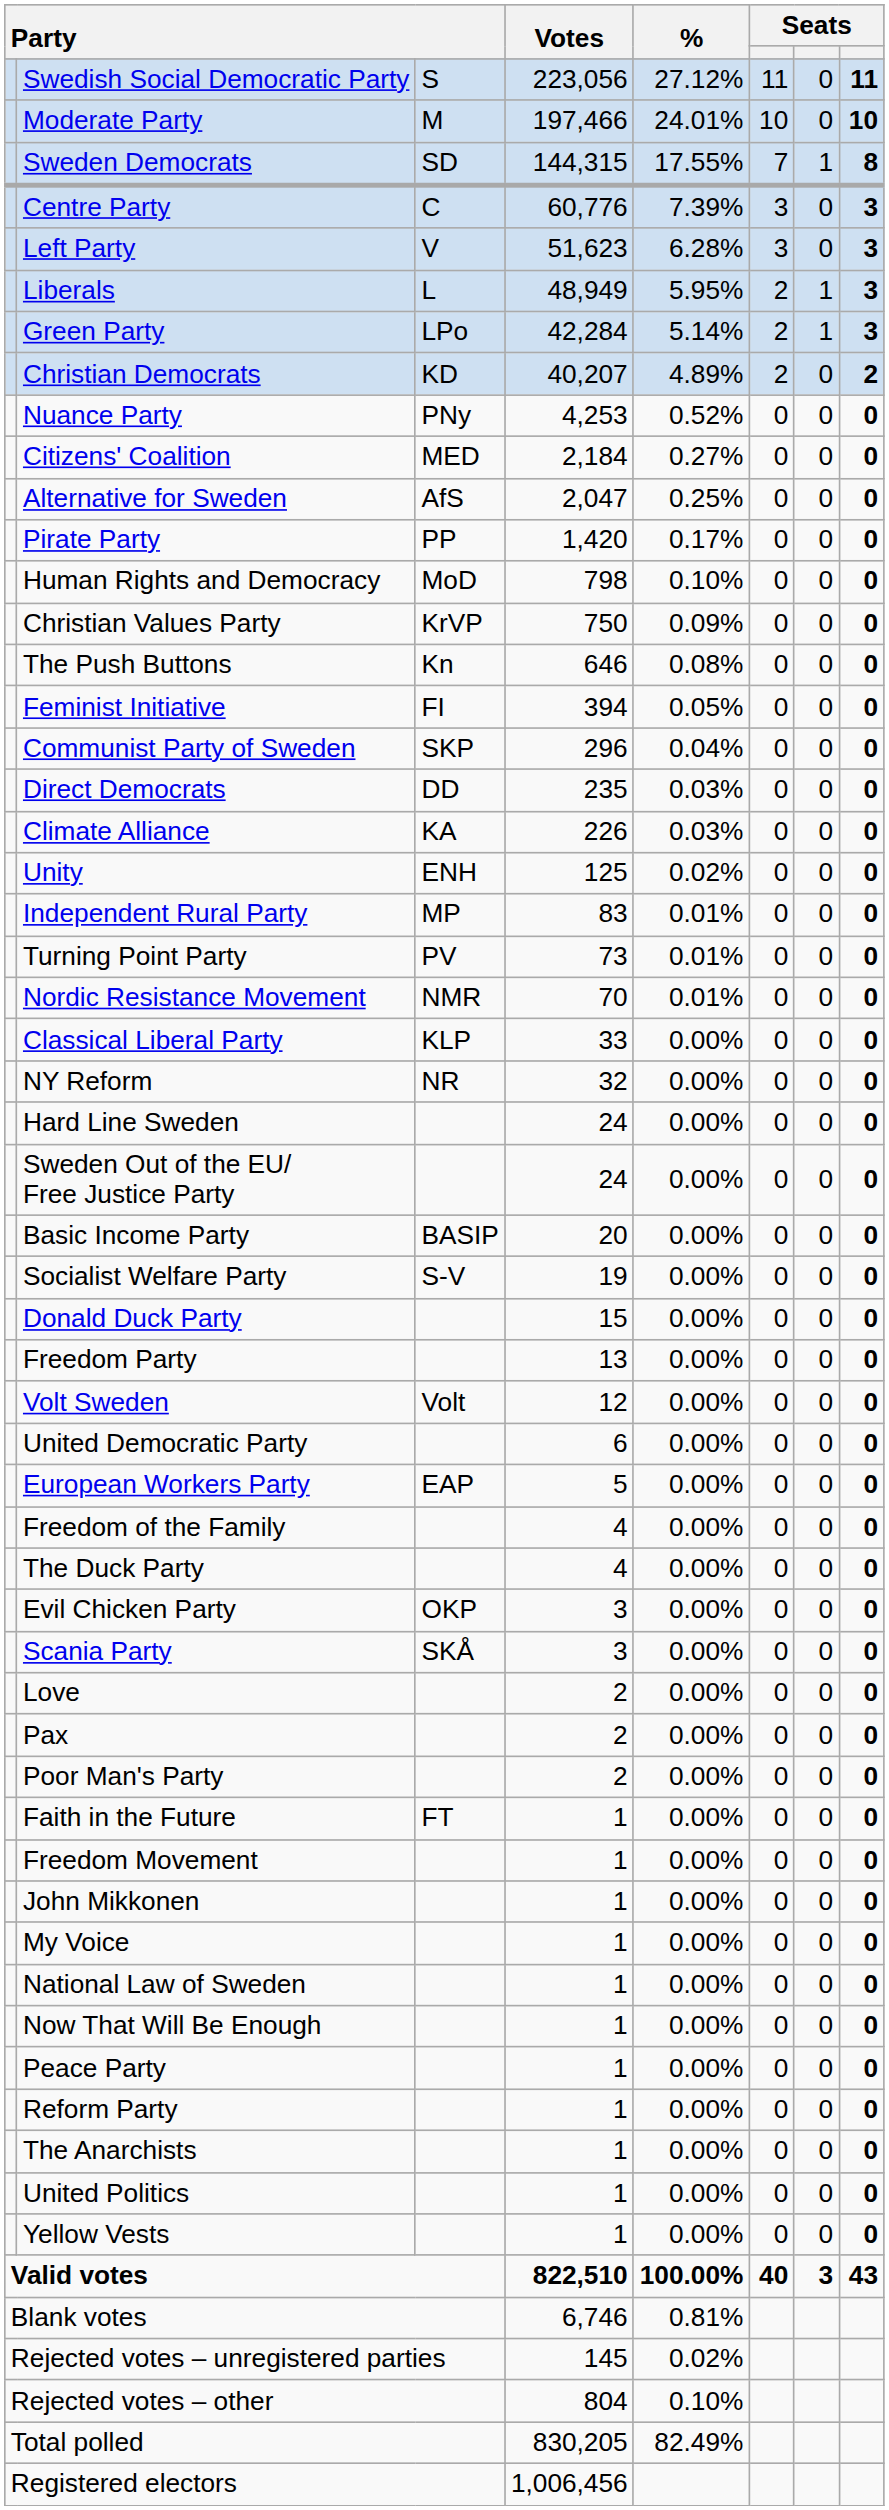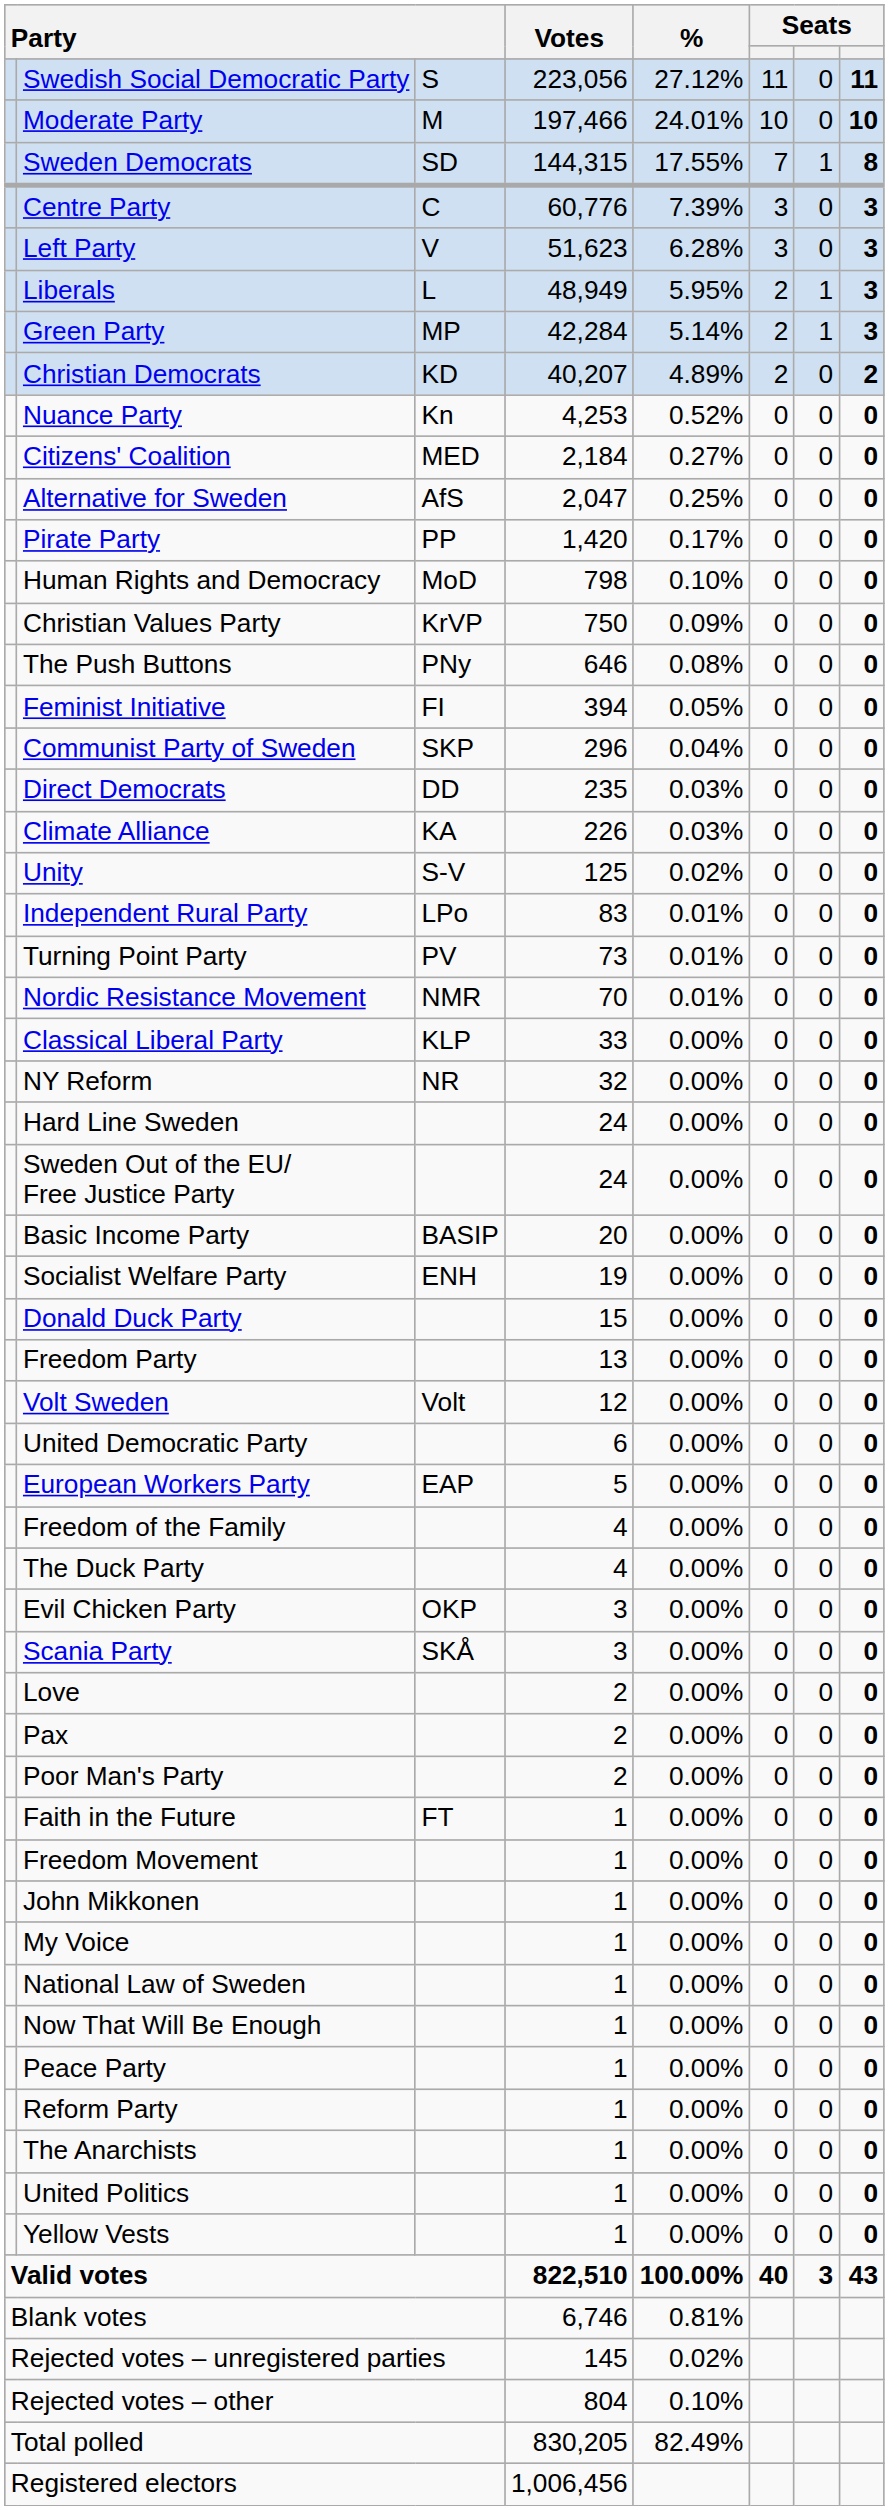(445, 331) LPo -> (441, 331) MP
(446, 415) PNy -> (438, 415) Kn
(438, 664) Kn -> (446, 664) PNy
(449, 872) ENH -> (443, 872) S-V
(441, 914) MP -> (445, 914) LPo
(443, 1277) S-V -> (449, 1277) ENH
